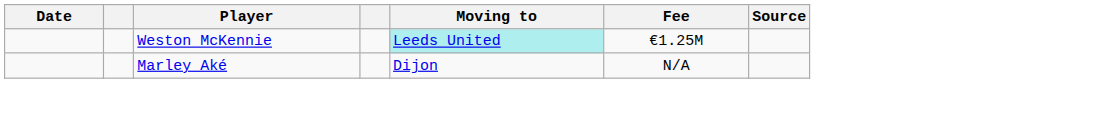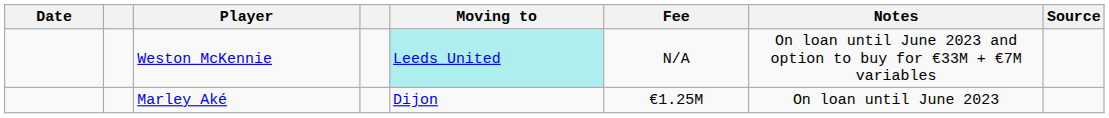+ column: (896, 17)
(676, 41) €1.25M -> (676, 58) N/A
(676, 65) N/A -> (676, 100) €1.25M
